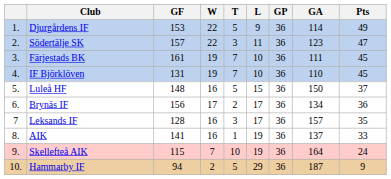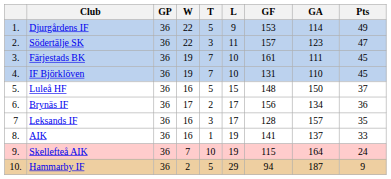columns swapped: (281, 12) <-> (177, 12)
